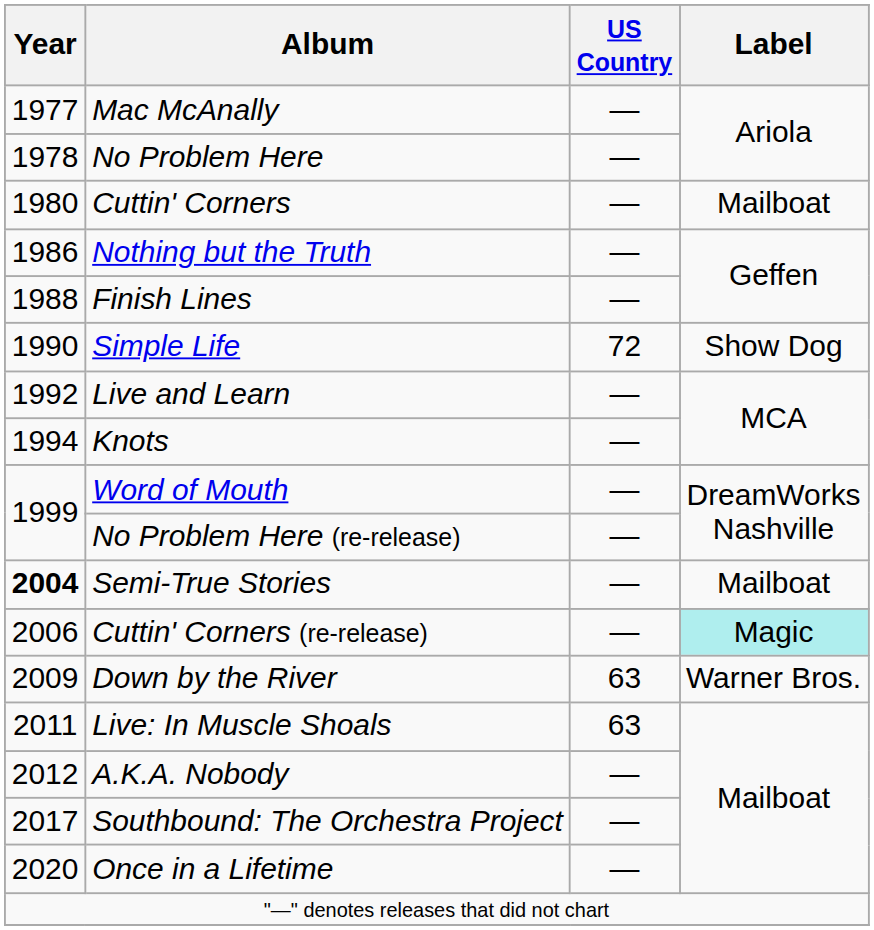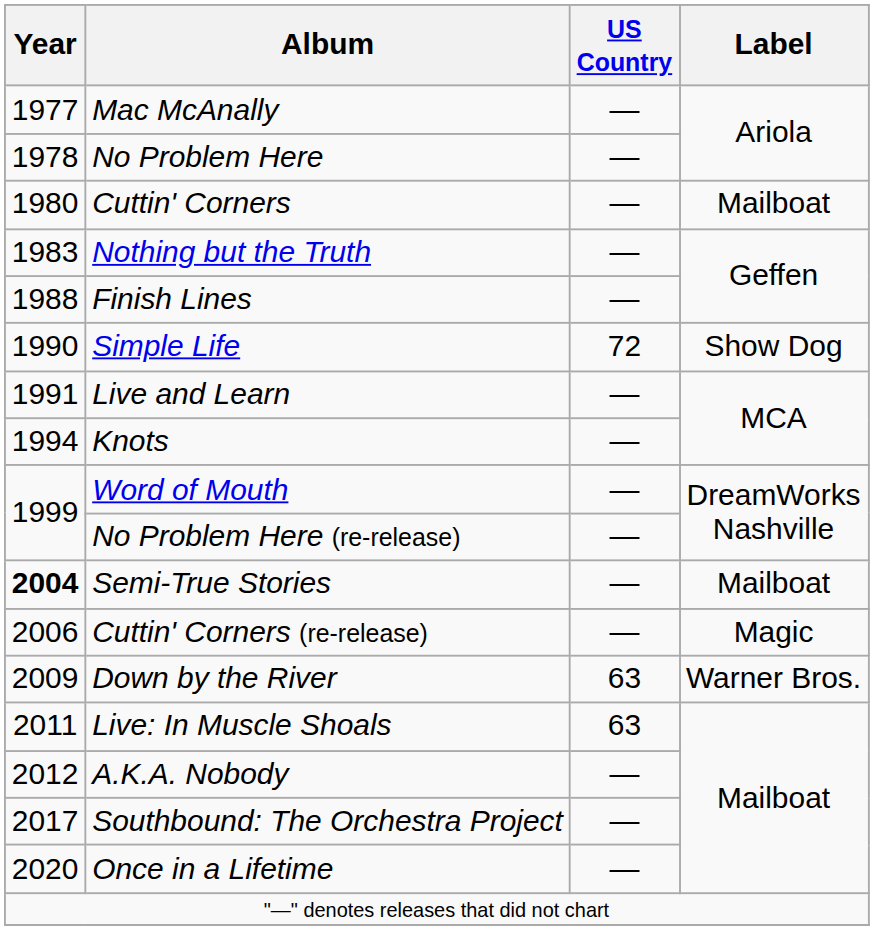(45, 251) 1986 -> (45, 251) 1983
(45, 394) 1992 -> (45, 394) 1991
(774, 631) paleturquoise background -> (774, 631) no background
